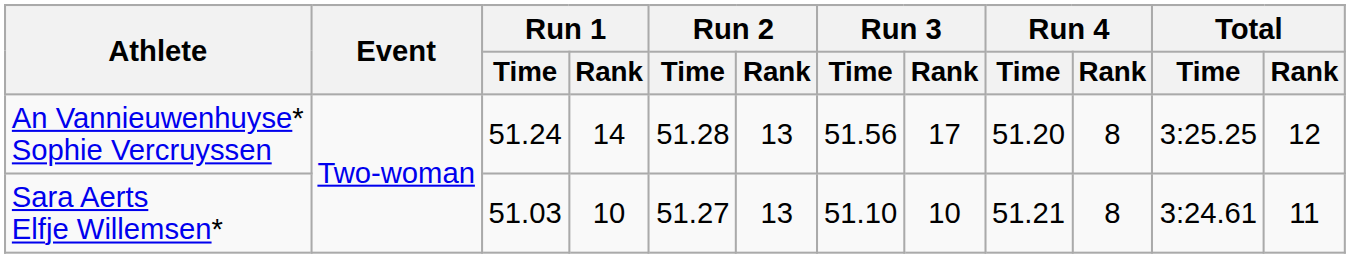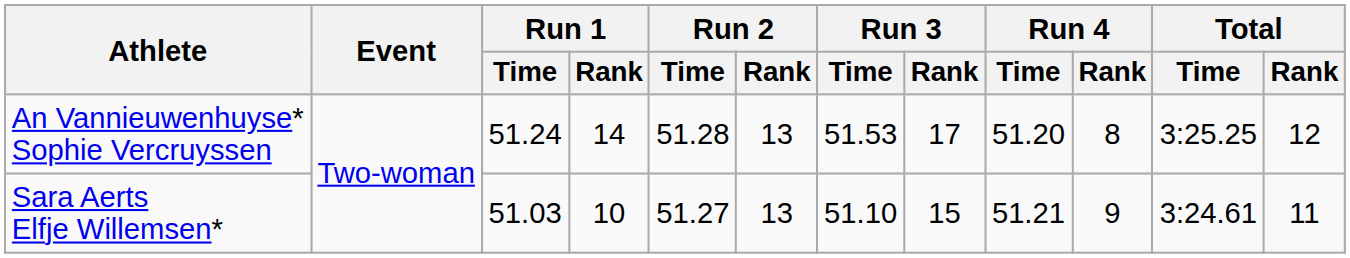(861, 135) 51.56 -> (861, 135) 51.53
(945, 213) 10 -> (945, 213) 15
(1112, 213) 8 -> (1112, 213) 9
